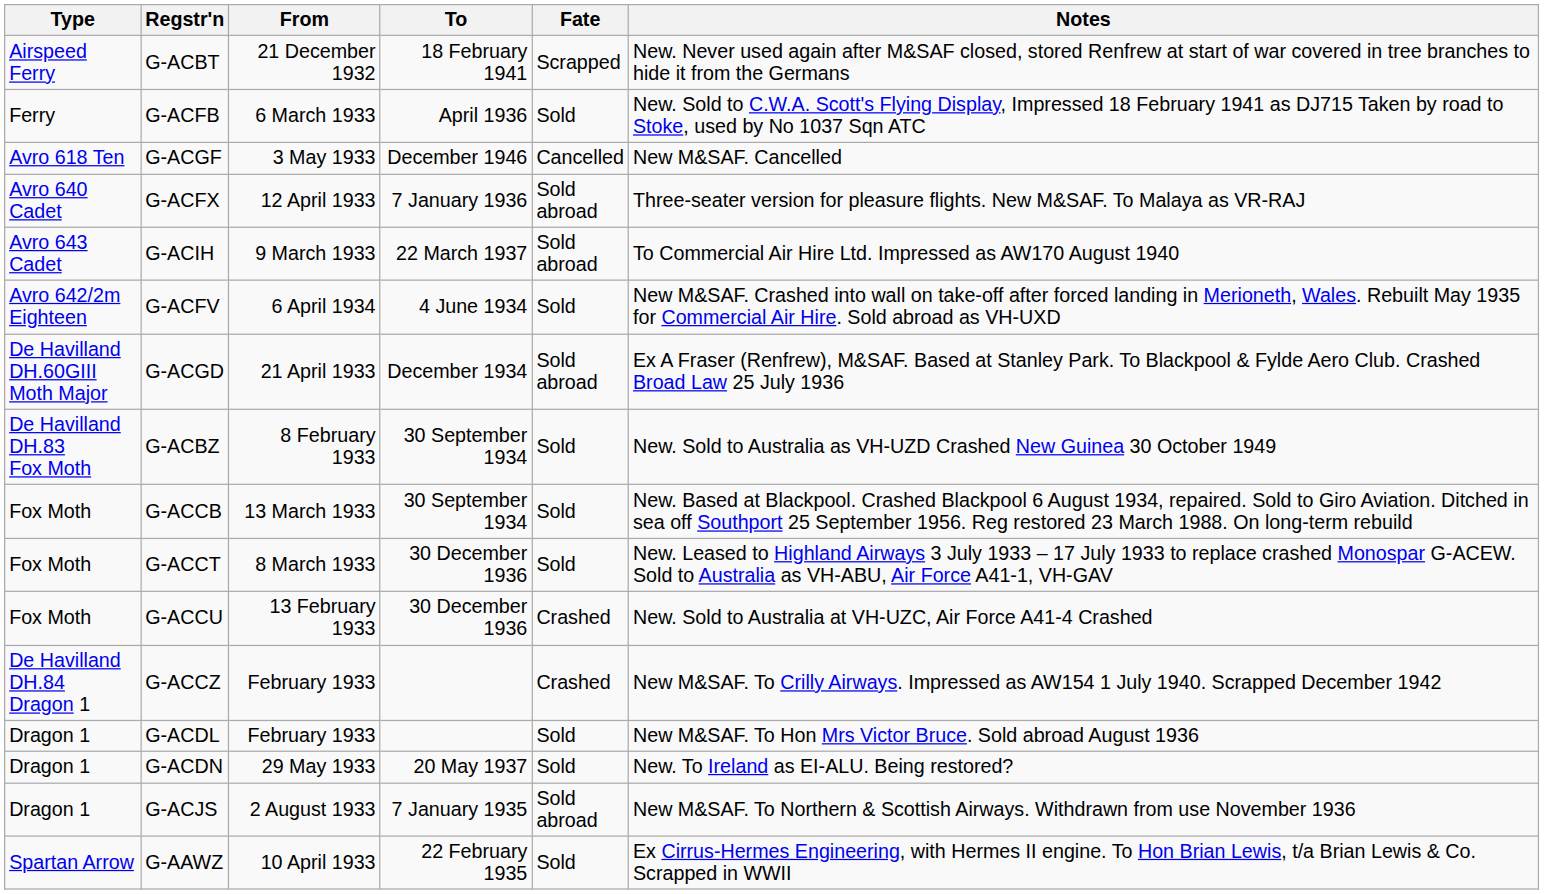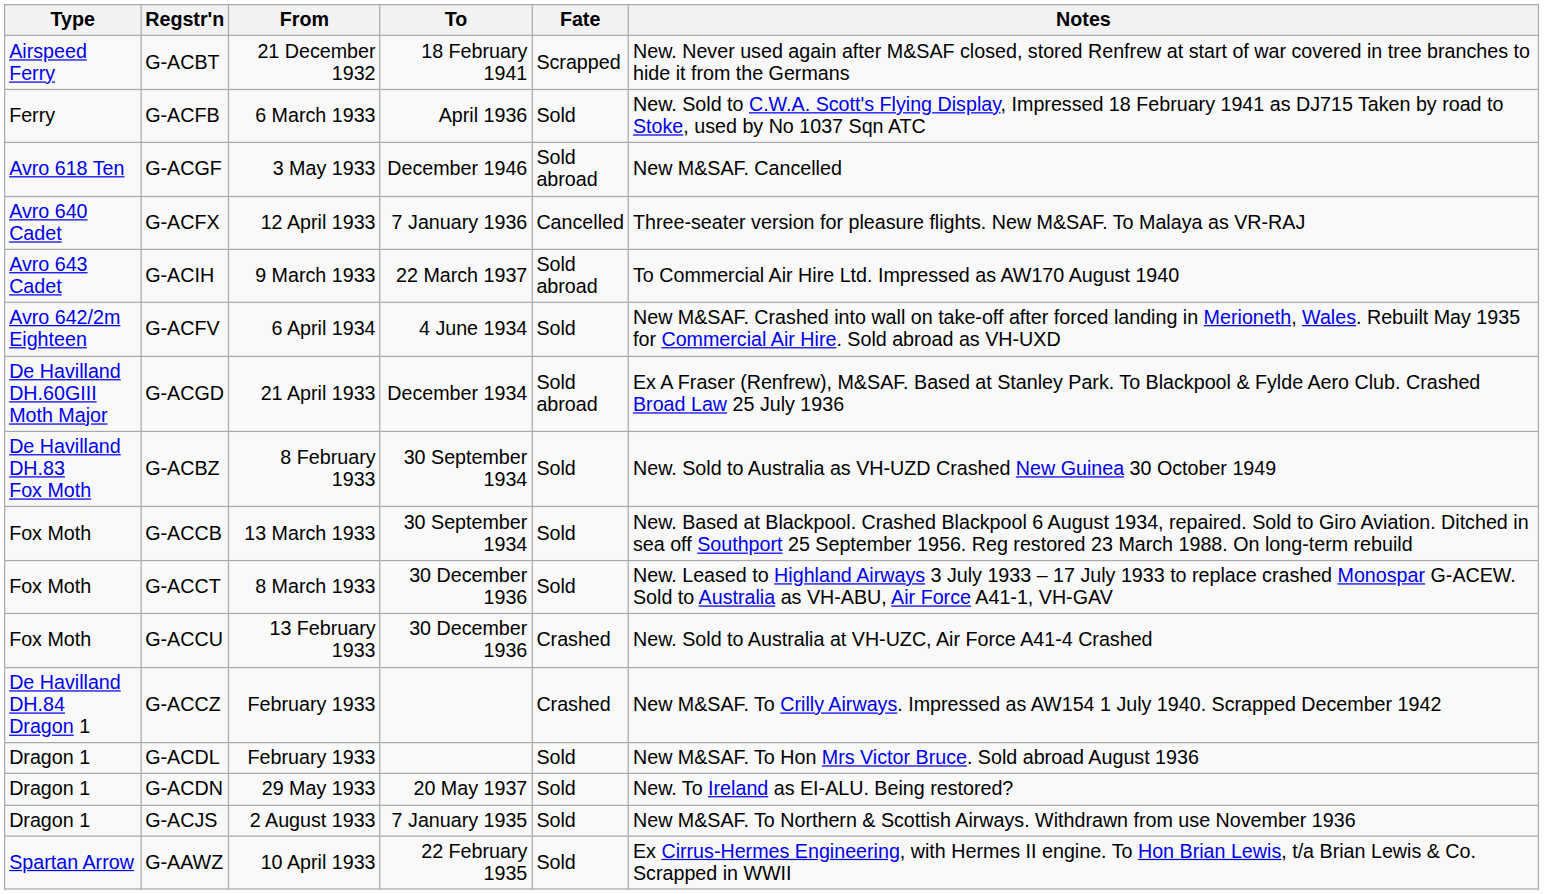(580, 158) Cancelled -> (567, 169) Sold abroad
(567, 200) Sold abroad -> (580, 222) Cancelled
(567, 809) Sold abroad -> (556, 820) Sold
